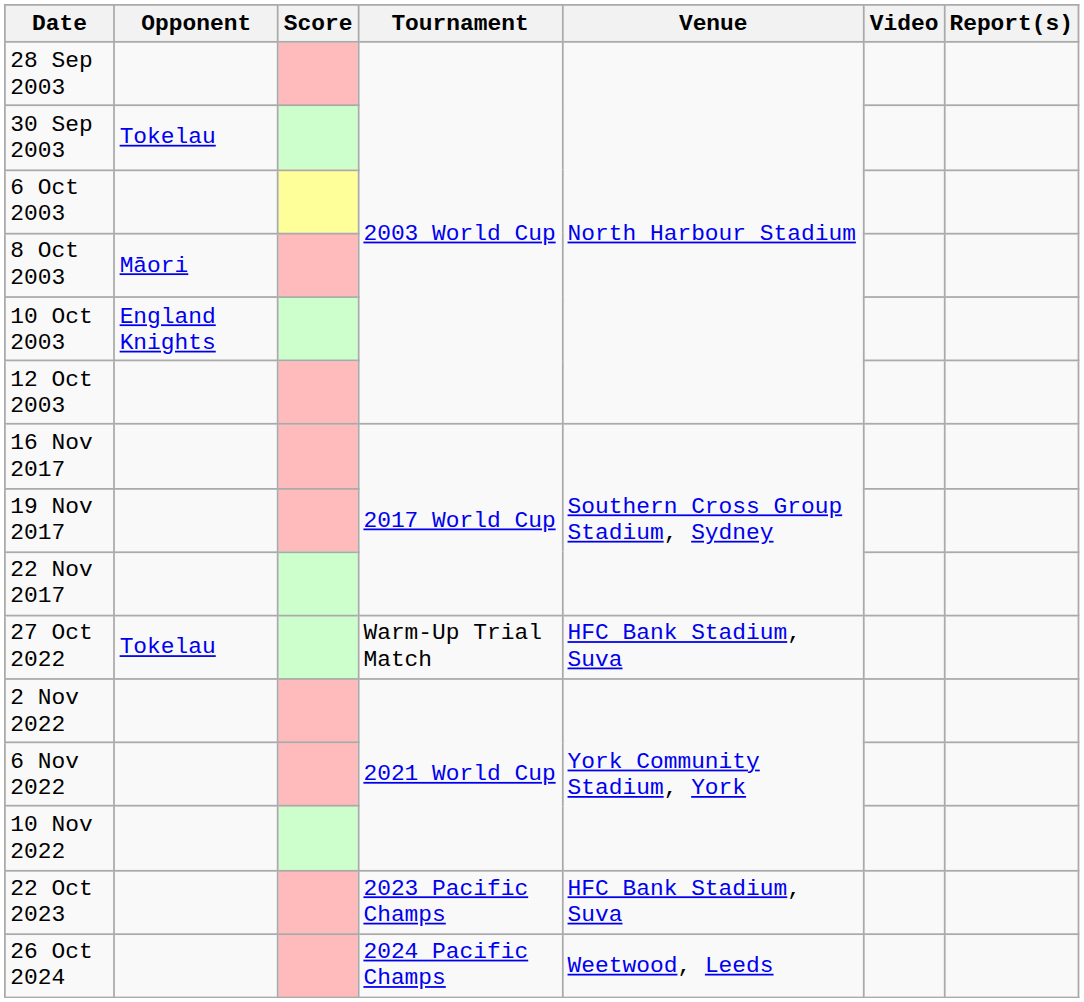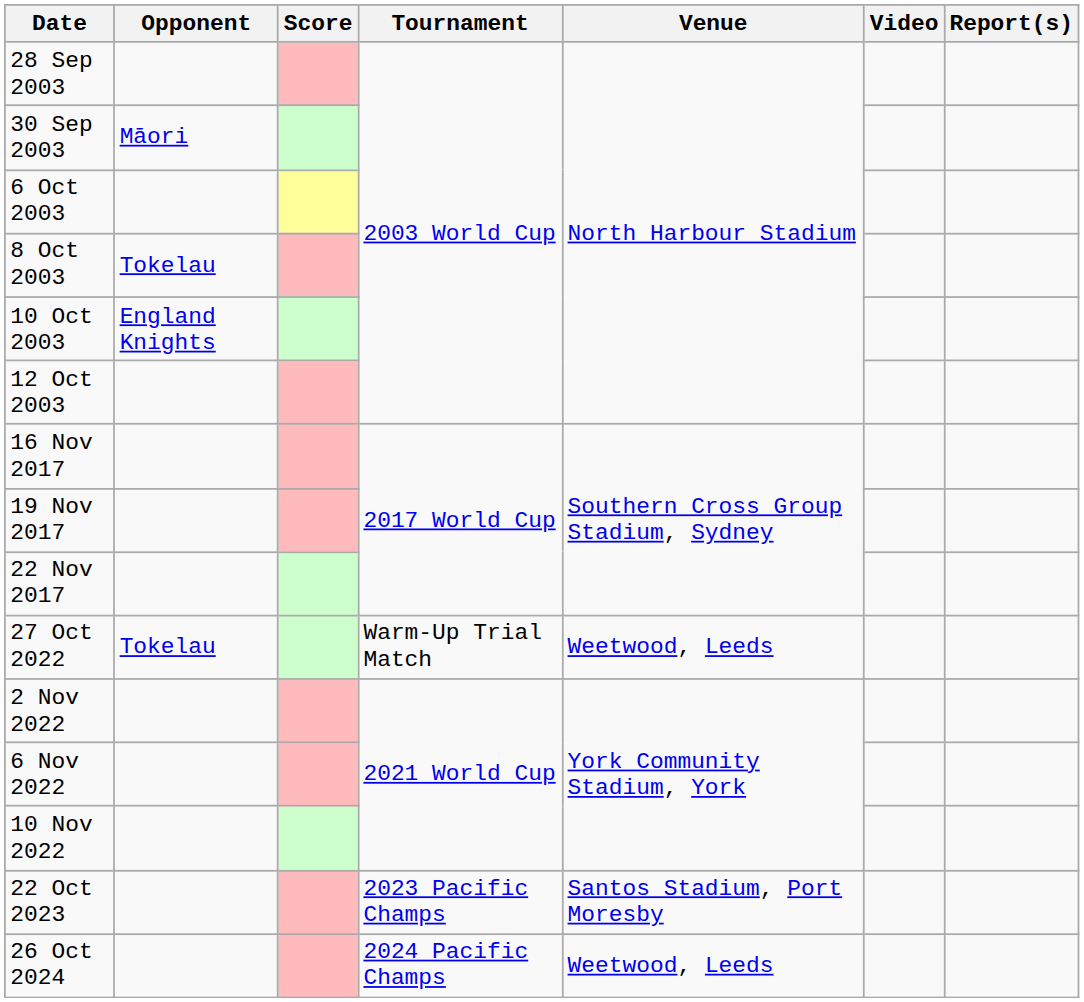(168, 138) Tokelau -> (154, 138) Māori
(154, 265) Māori -> (168, 265) Tokelau
(684, 647) HFC Bank Stadium, Suva -> (671, 647) Weetwood, Leeds
(684, 902) HFC Bank Stadium, Suva -> (705, 902) Santos Stadium, Port Moresby
